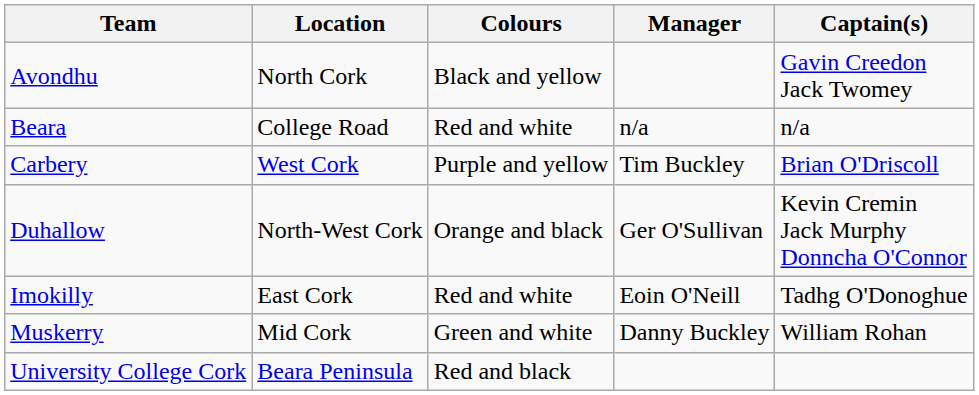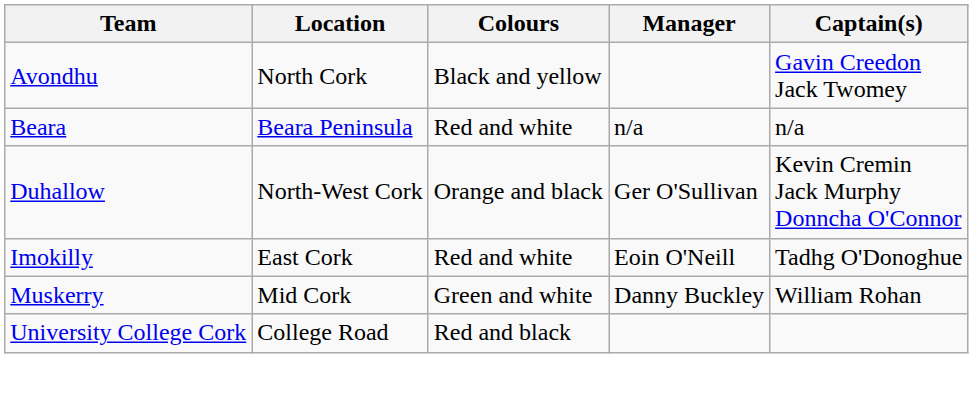(323, 126) College Road -> (335, 126) Beara Peninsula
- row: (49, 164)
(335, 370) Beara Peninsula -> (323, 332) College Road
